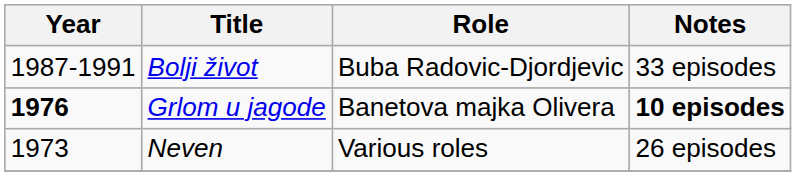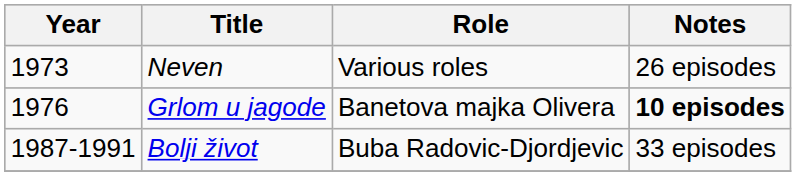rows swapped: (185, 149) <-> (203, 66)
(40, 107) bold -> (40, 107) normal
